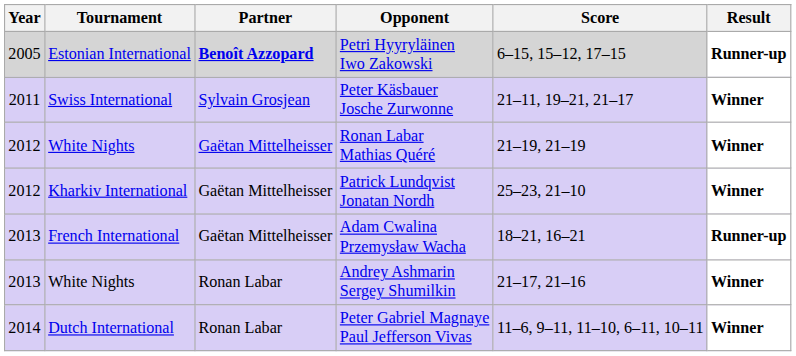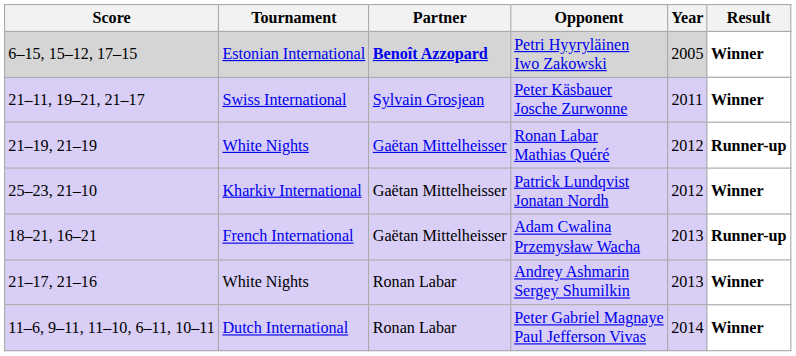columns swapped: (24, 18) <-> (600, 18)
(749, 54) Runner-up -> (737, 54) Winner
(737, 145) Winner -> (749, 145) Runner-up
